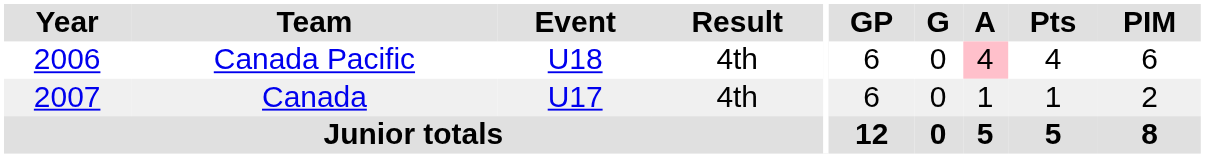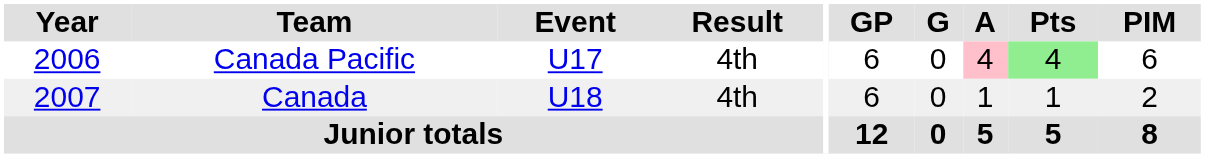(575, 59) U18 -> (575, 59) U17
(1053, 59) no background -> (1053, 59) lightgreen background
(575, 97) U17 -> (575, 97) U18
